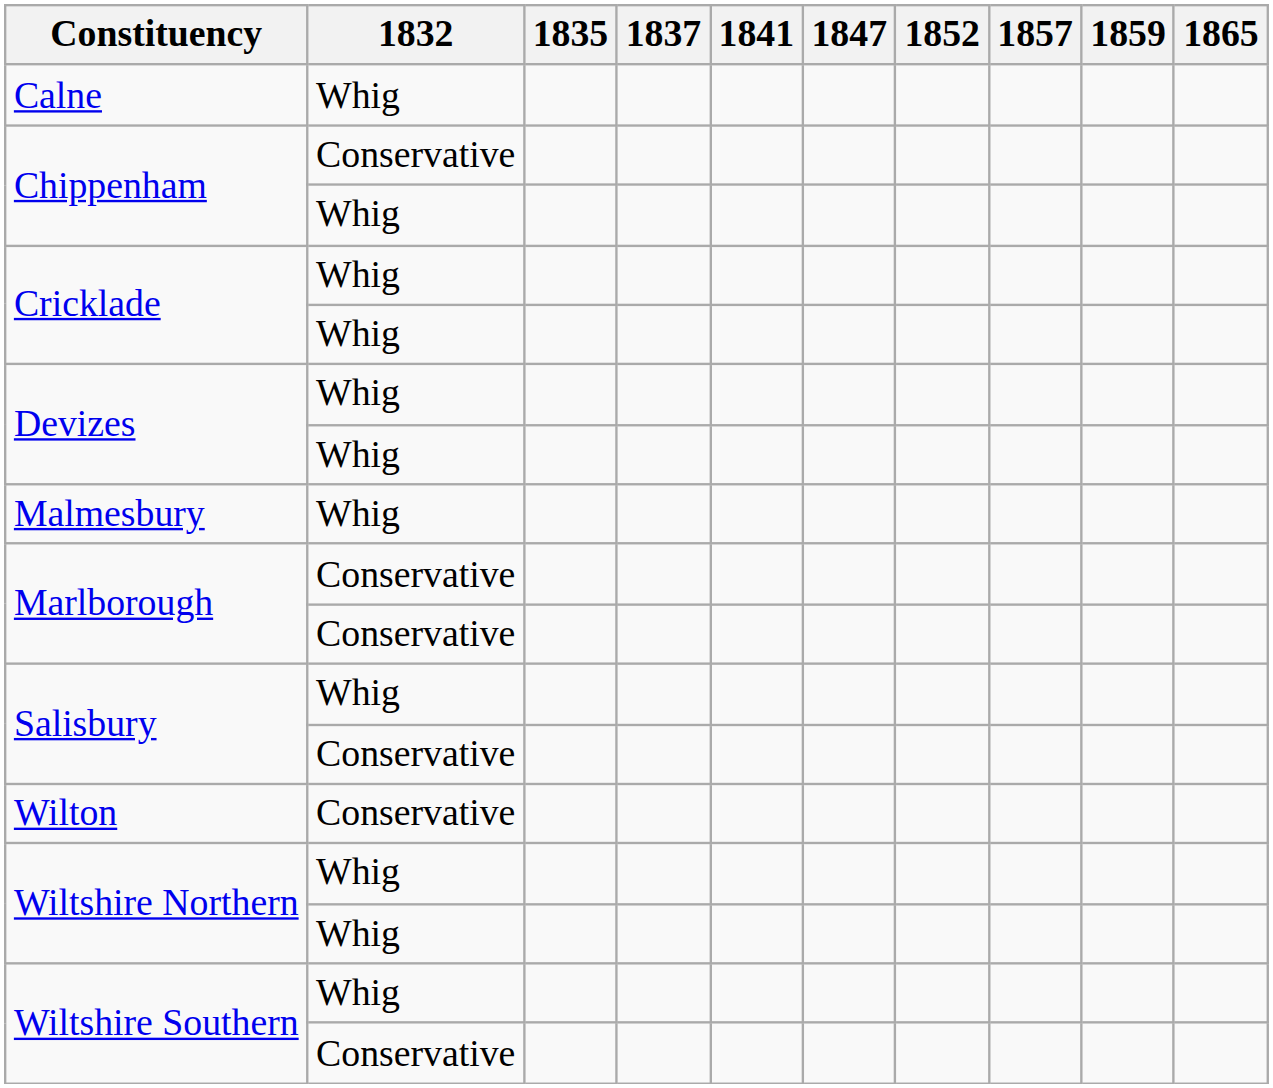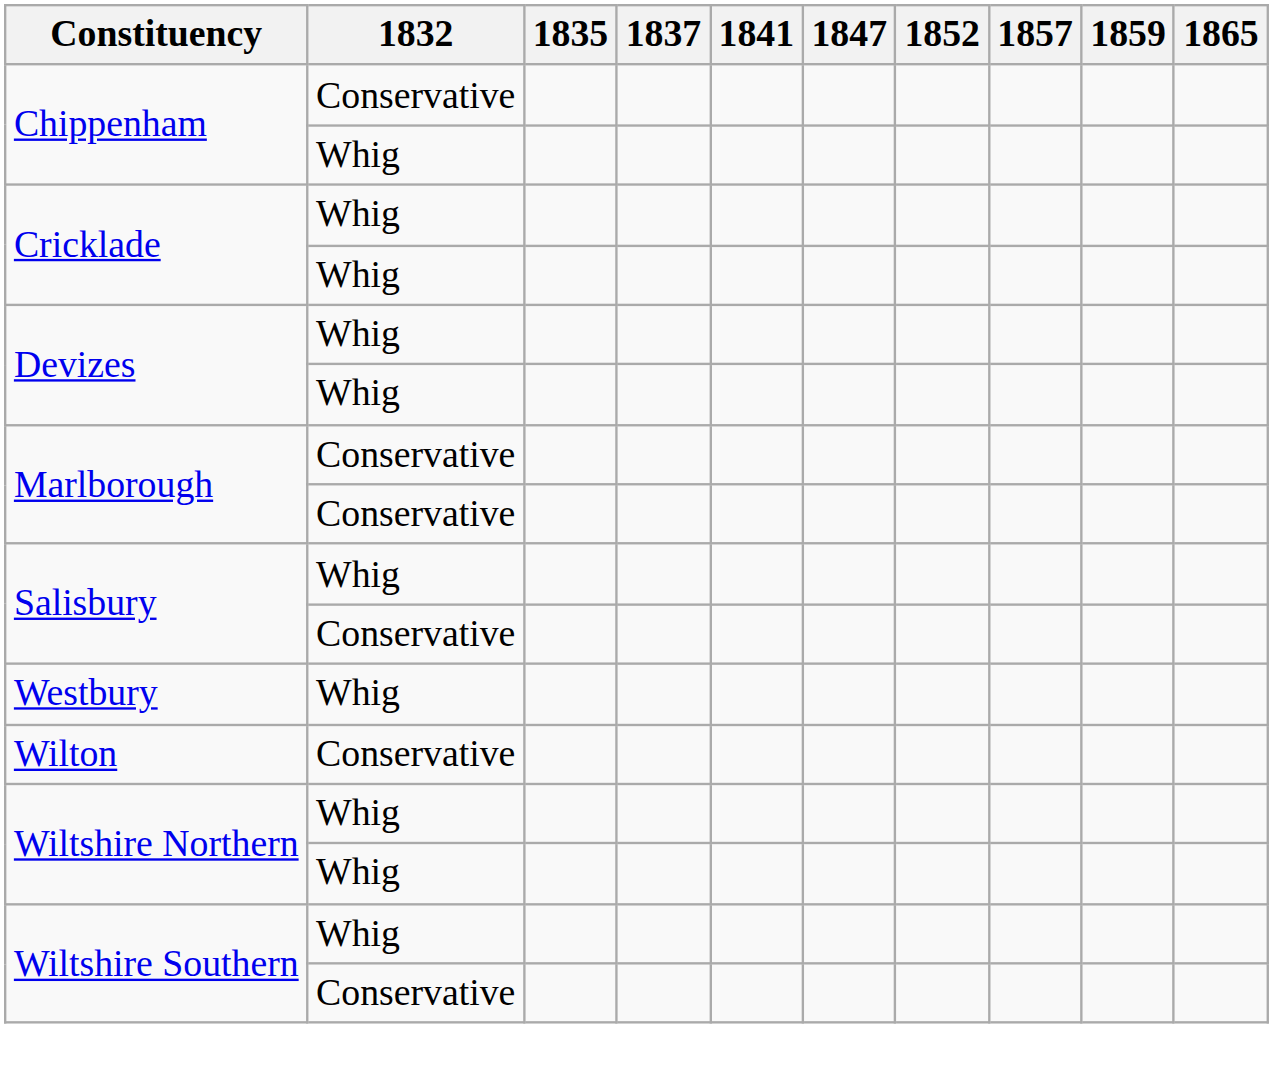- row: (58, 94)
- row: (109, 513)
+ row: (86, 693)
